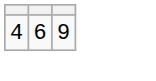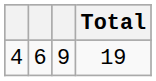+ column: (113, 23)
